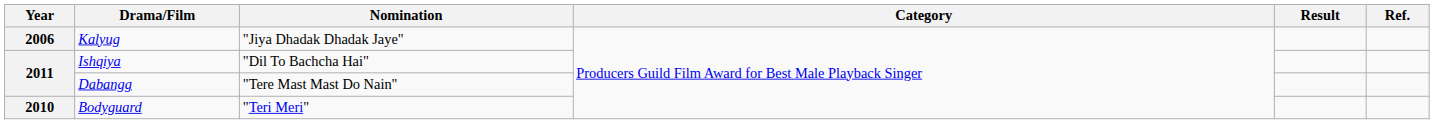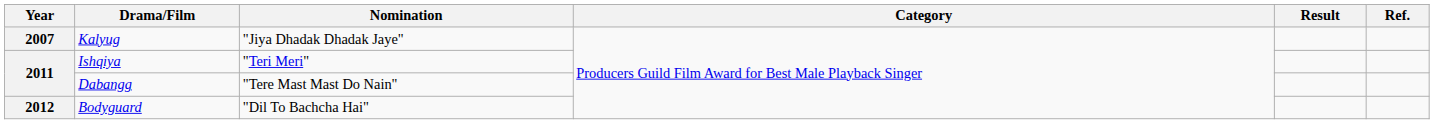(40, 38) 2006 -> (40, 38) 2007
(306, 61) "Dil To Bachcha Hai" -> (276, 61) "Teri Meri"
(40, 107) 2010 -> (40, 107) 2012
(276, 107) "Teri Meri" -> (306, 107) "Dil To Bachcha Hai"
